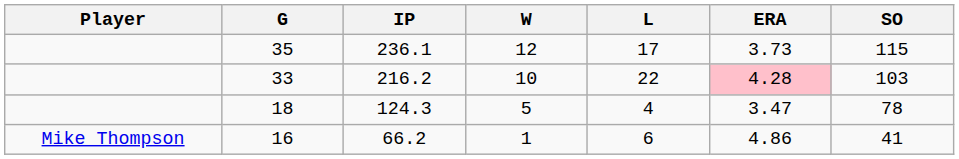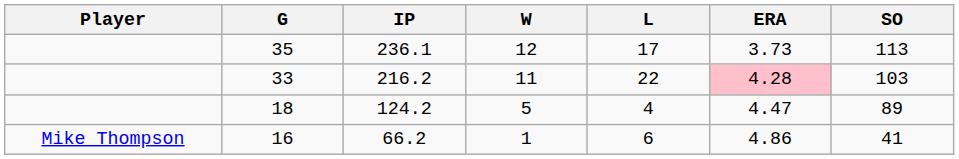(892, 50) 115 -> (892, 50) 113
(526, 79) 10 -> (526, 79) 11
(404, 109) 124.3 -> (404, 109) 124.2
(770, 109) 3.47 -> (770, 109) 4.47
(892, 109) 78 -> (892, 109) 89
